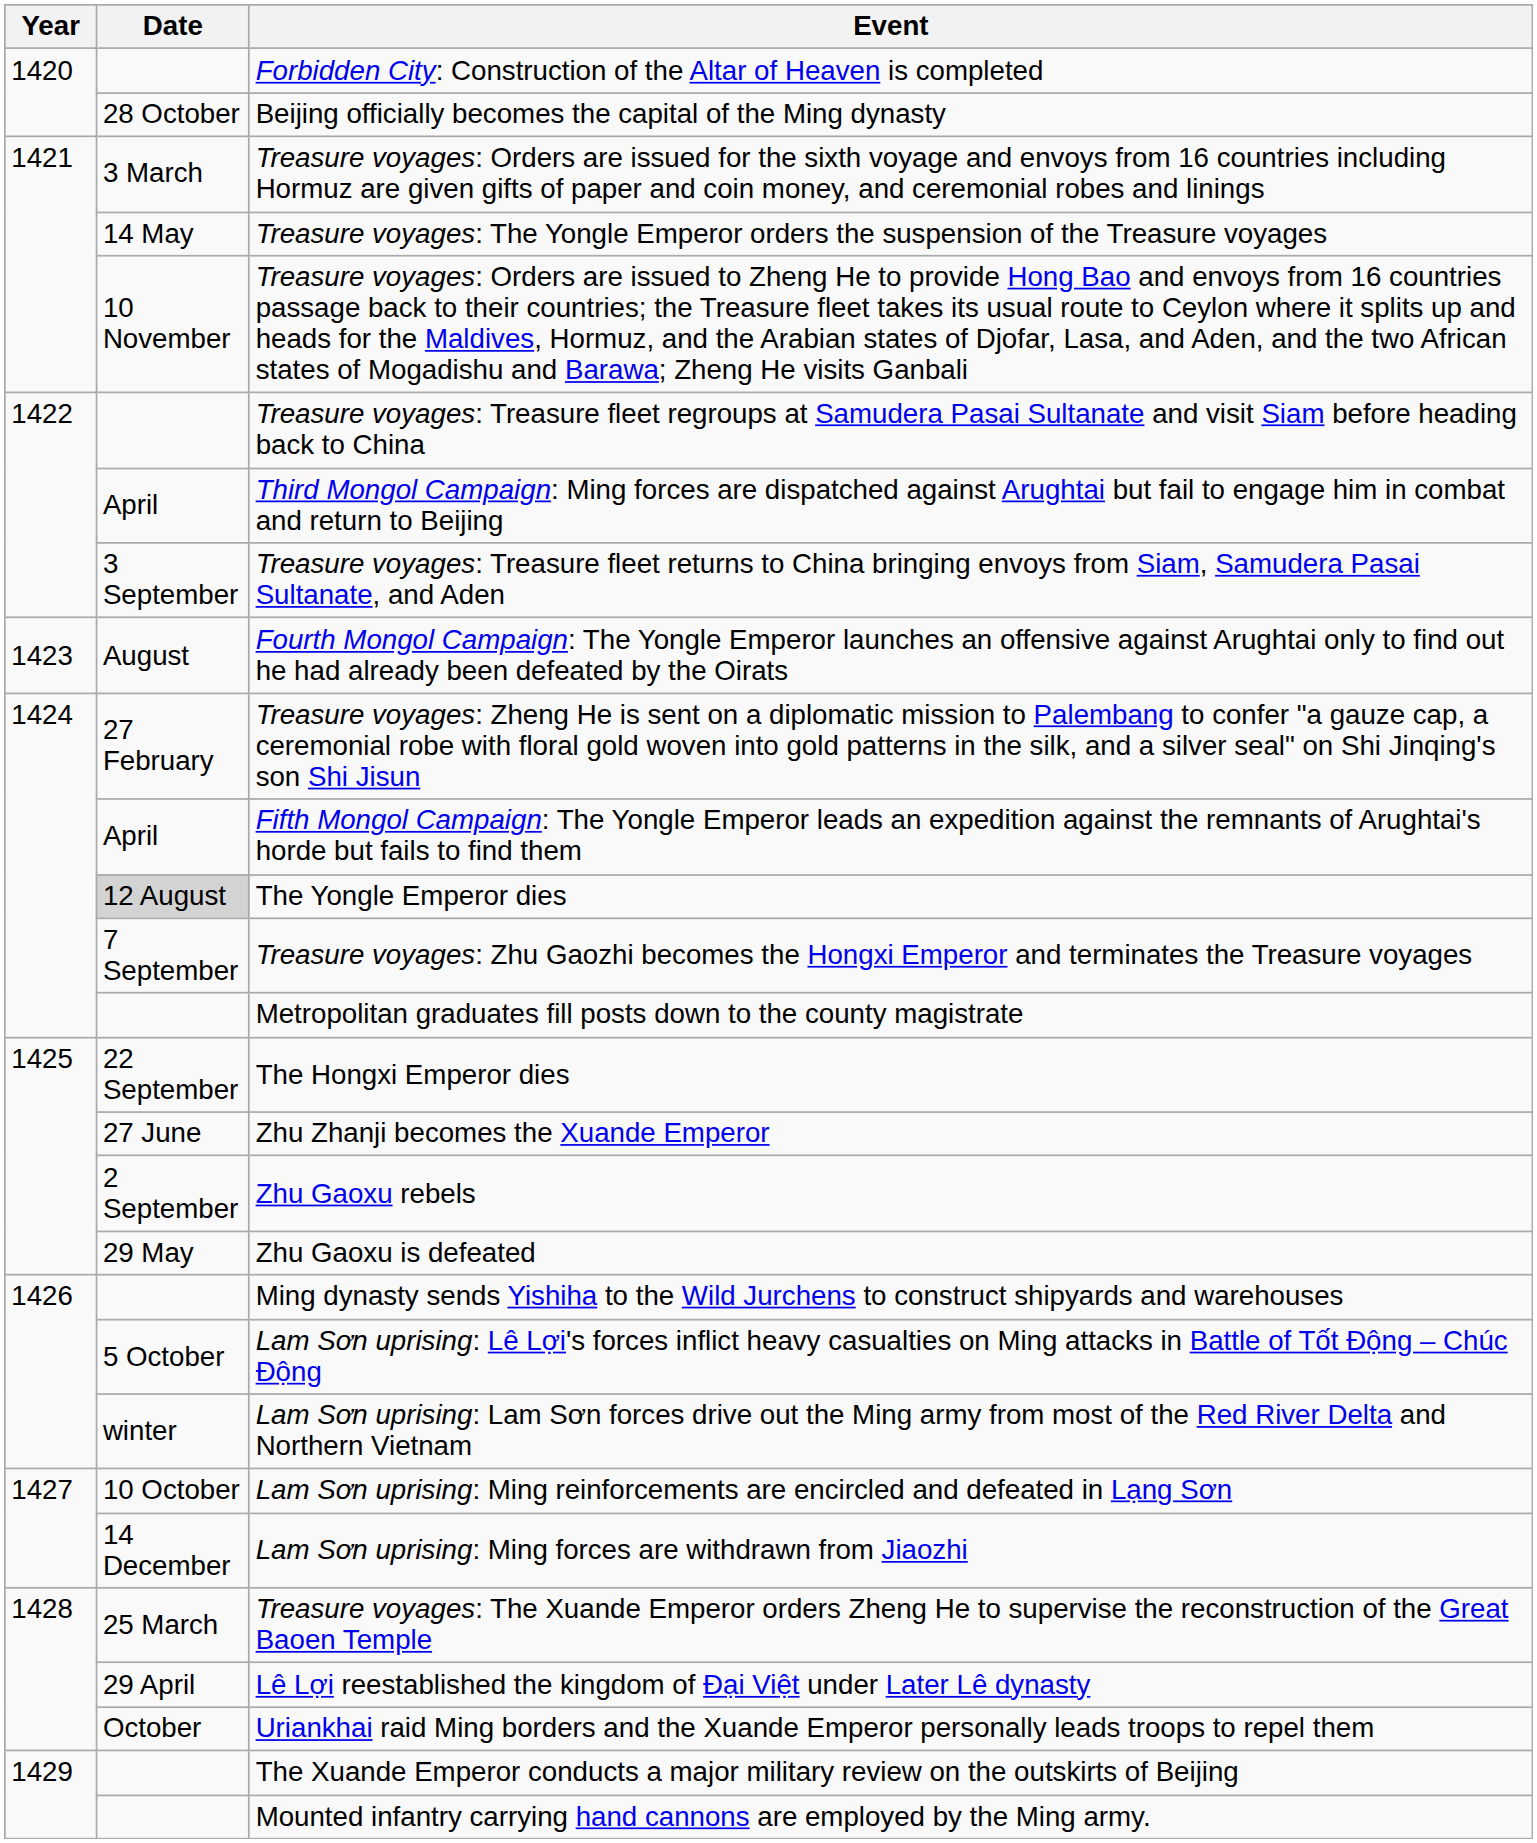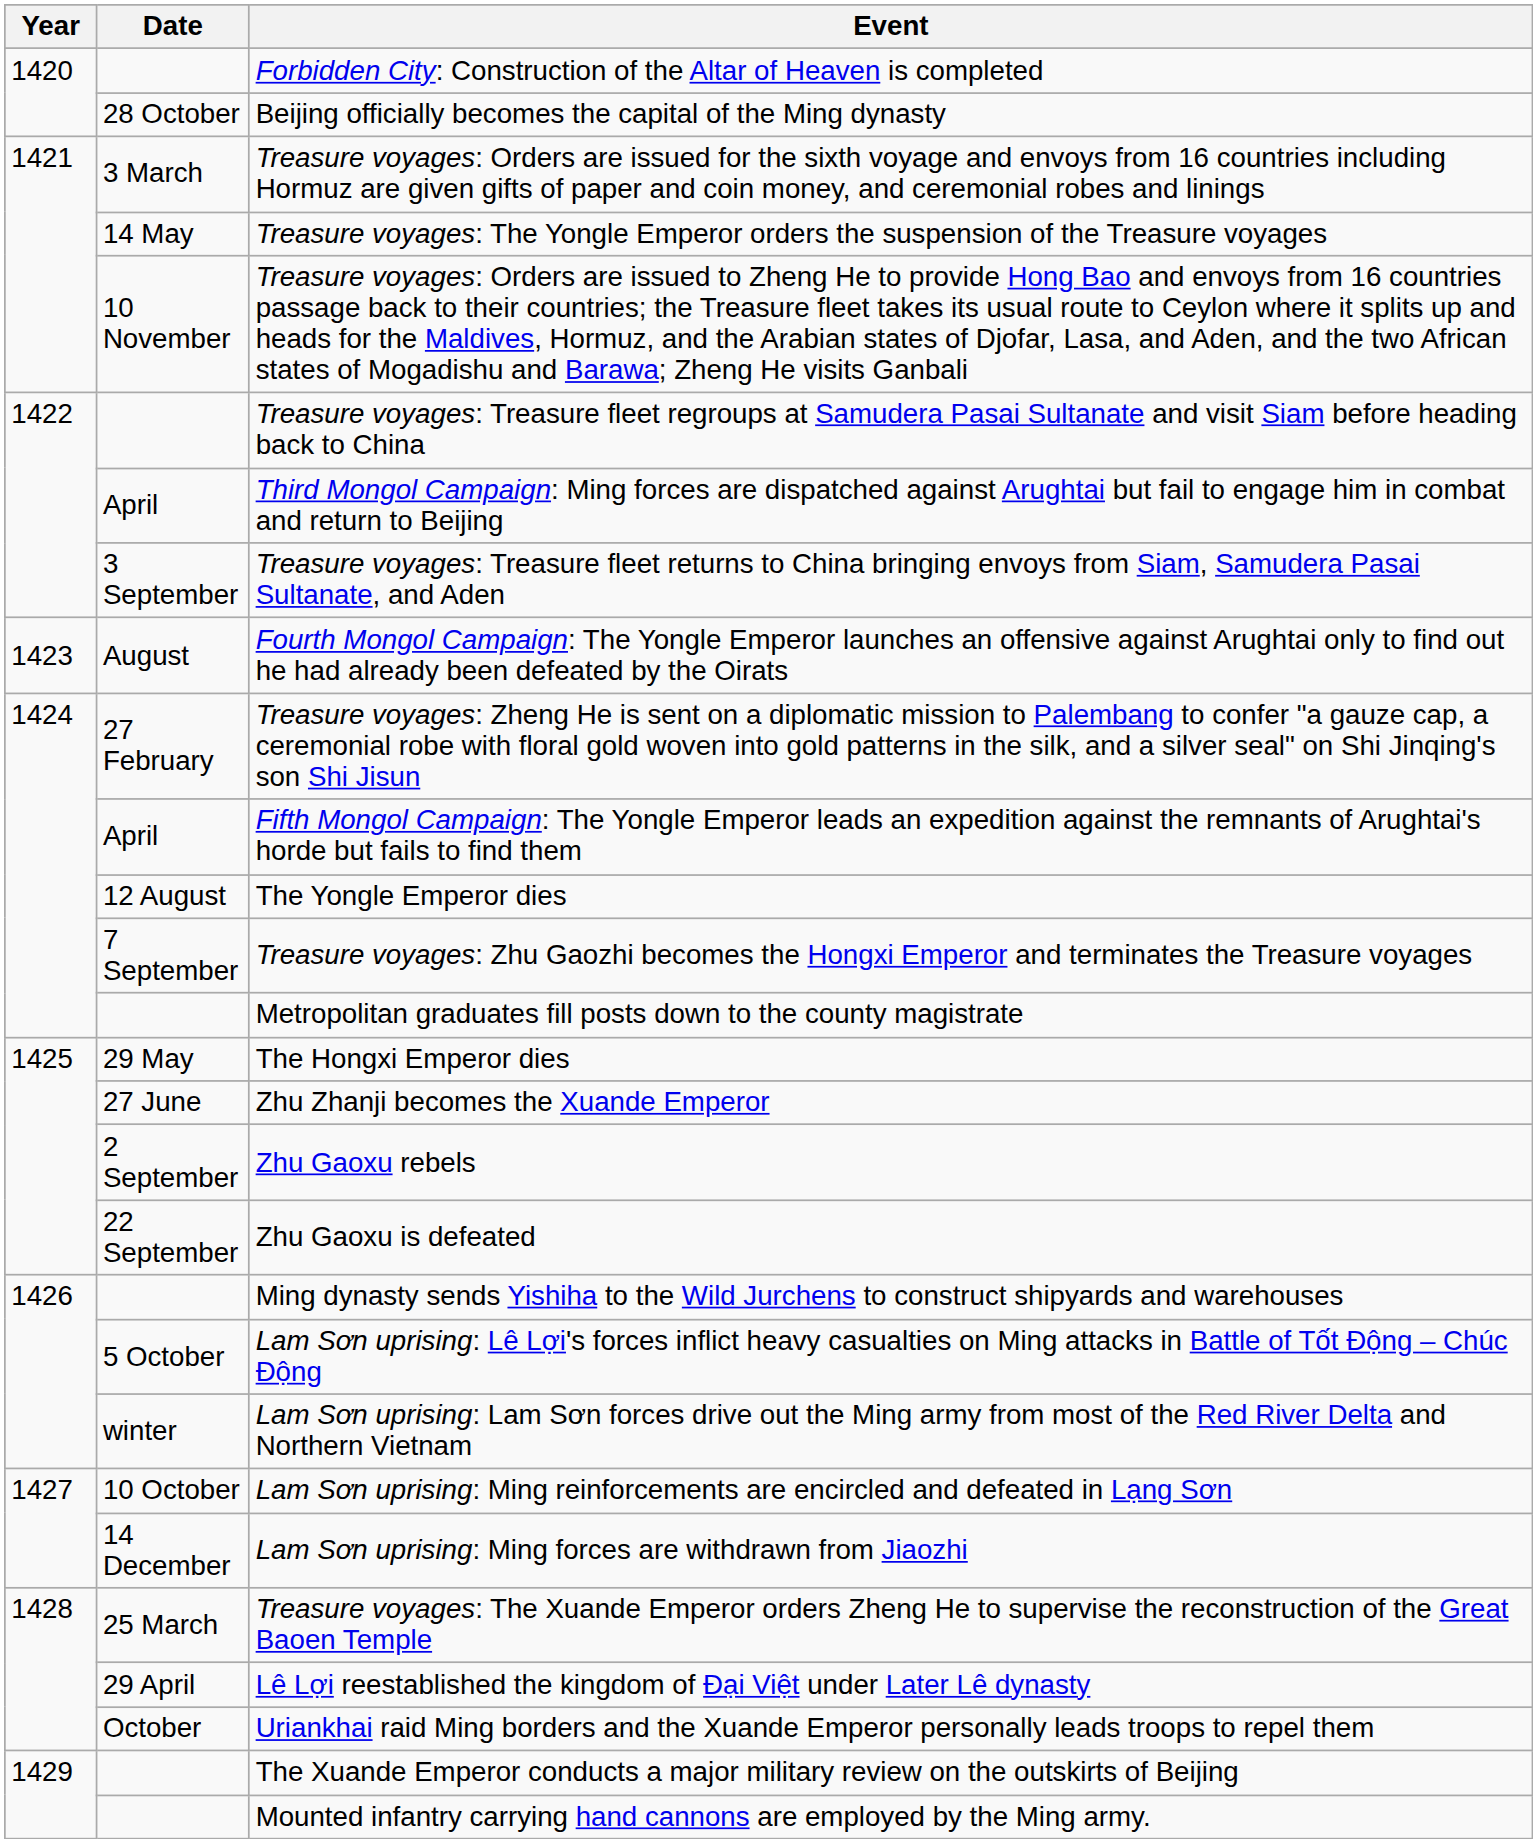(164, 895) lightgrey background -> (164, 895) no background
(171, 1074) 22 September -> (148, 1058) 29 May
(148, 1252) 29 May -> (171, 1237) 22 September
